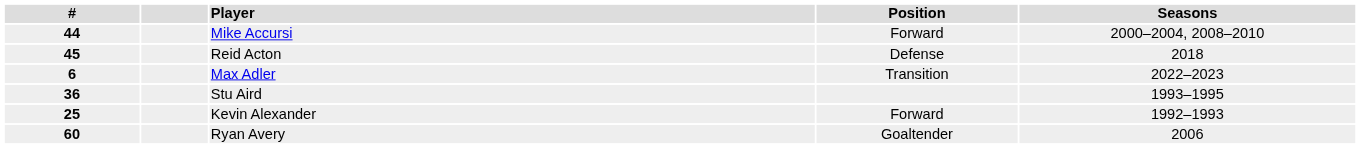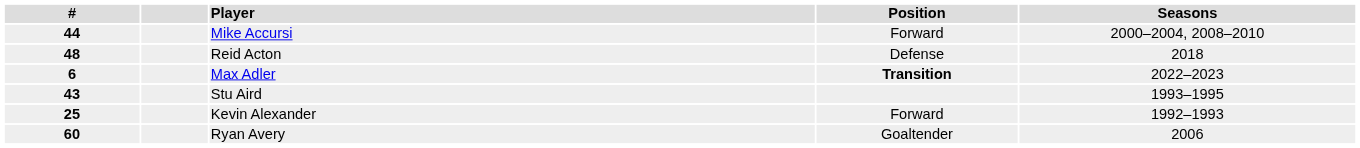(72, 54) 45 -> (72, 54) 48
(917, 74) normal -> (917, 74) bold
(72, 94) 36 -> (72, 94) 43
